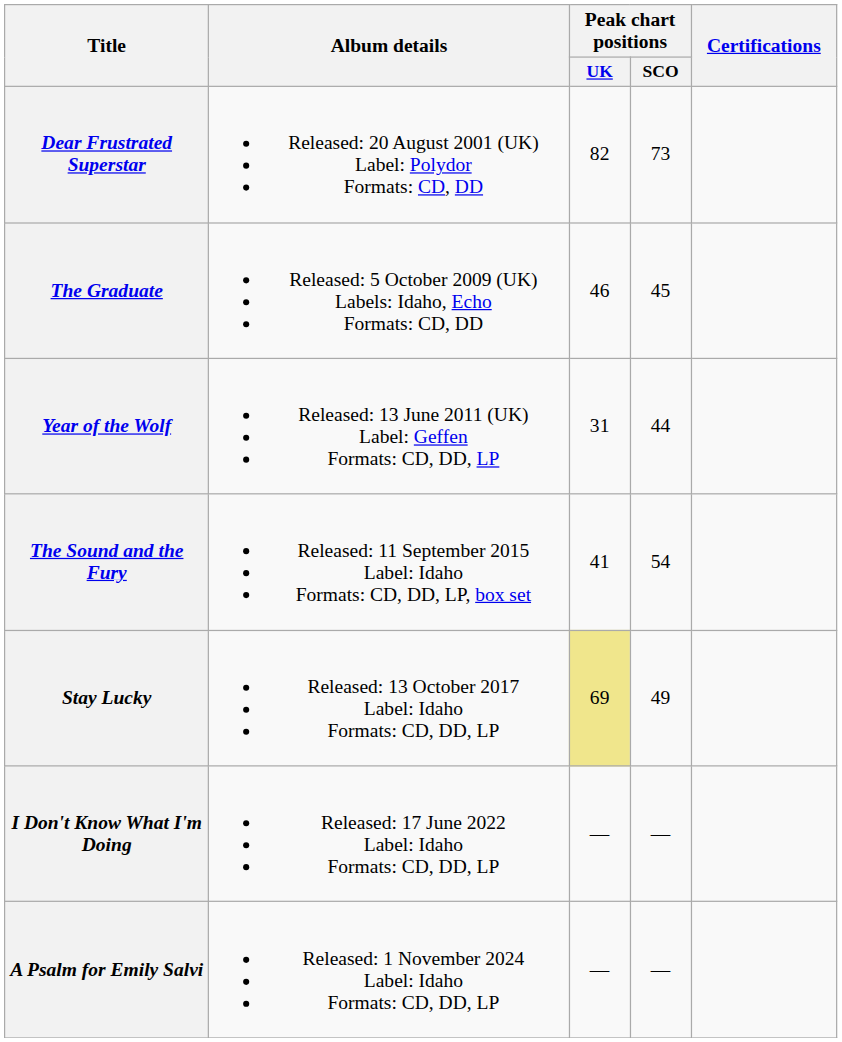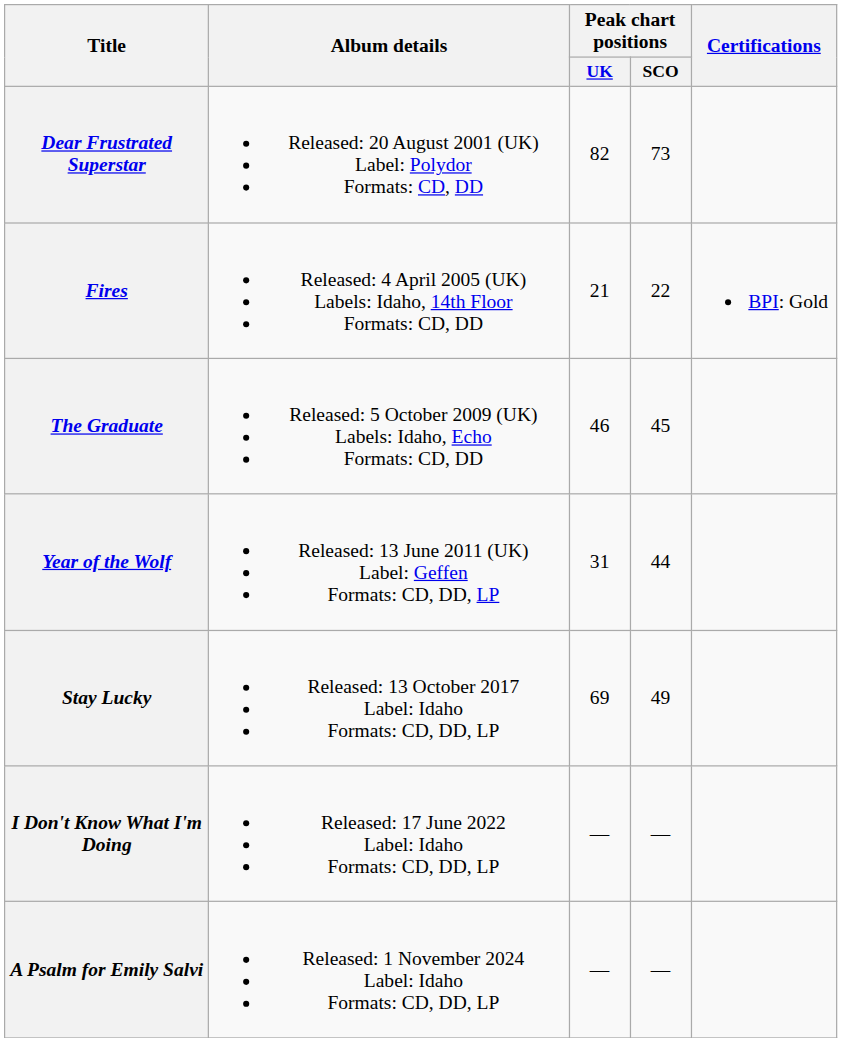+ row: (107, 290)
- row: (107, 561)
(600, 697) khaki background -> (600, 697) no background
